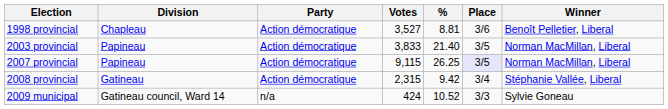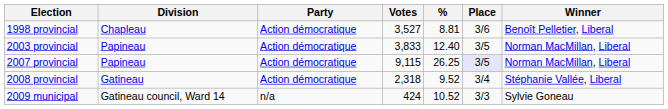(446, 46) 21.40 -> (446, 46) 12.40
(408, 79) 2,315 -> (408, 79) 2,318
(449, 79) 9.42 -> (449, 79) 9.52
